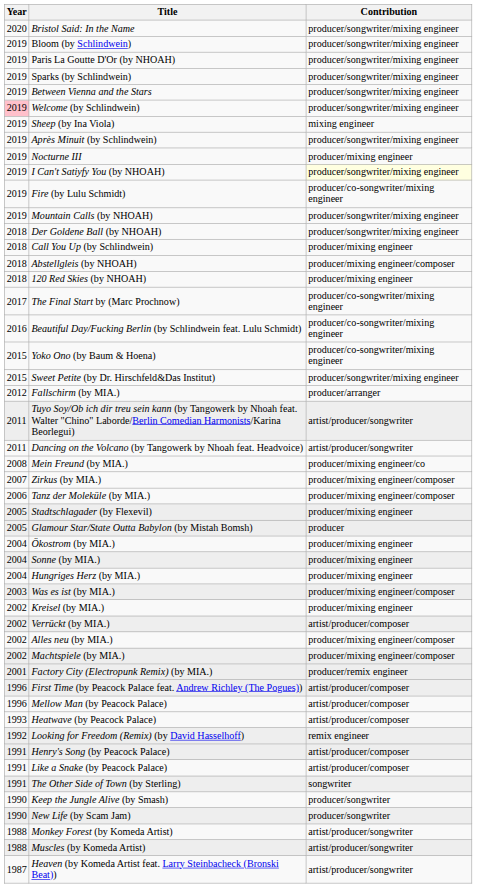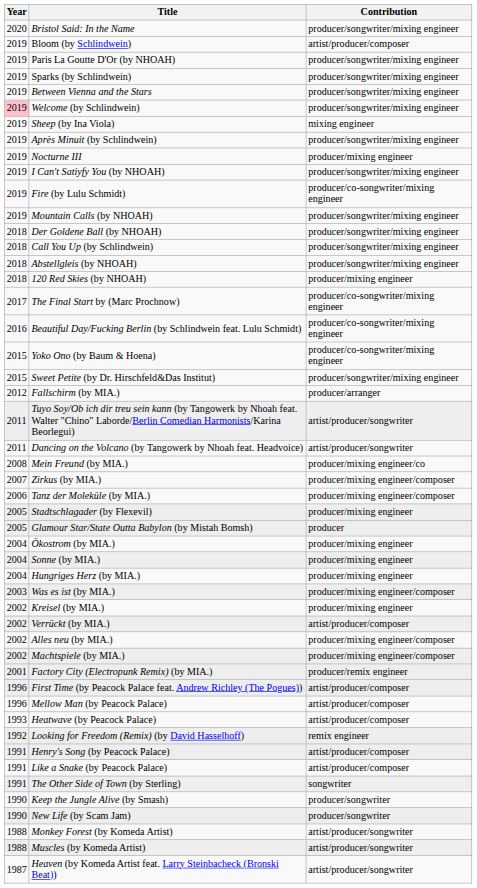(383, 44) producer/songwriter/mixing engineer -> (359, 44) artist/producer/composer
(383, 172) lightyellow background -> (383, 172) no background
(360, 247) producer/mixing engineer -> (383, 247) producer/songwriter/mixing engineer
(381, 263) producer/mixing engineer/composer -> (383, 263) producer/songwriter/mixing engineer
